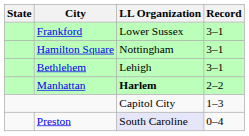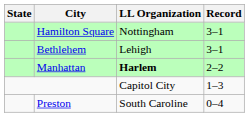- row: (60, 31)
(154, 121) lavender background -> (154, 103) no background
